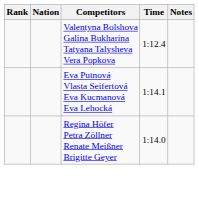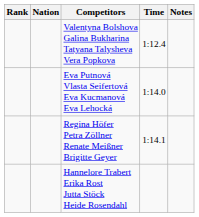(154, 92) 1:14.1 -> (154, 92) 1:14.0
(154, 140) 1:14.0 -> (154, 140) 1:14.1
+ row: (97, 188)
